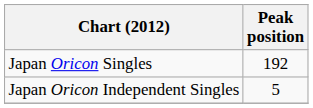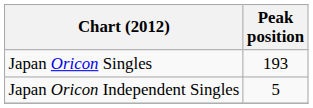(276, 63) 192 -> (276, 63) 193
